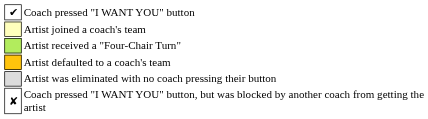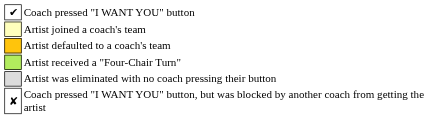rows swapped: (102, 45) <-> (97, 62)
